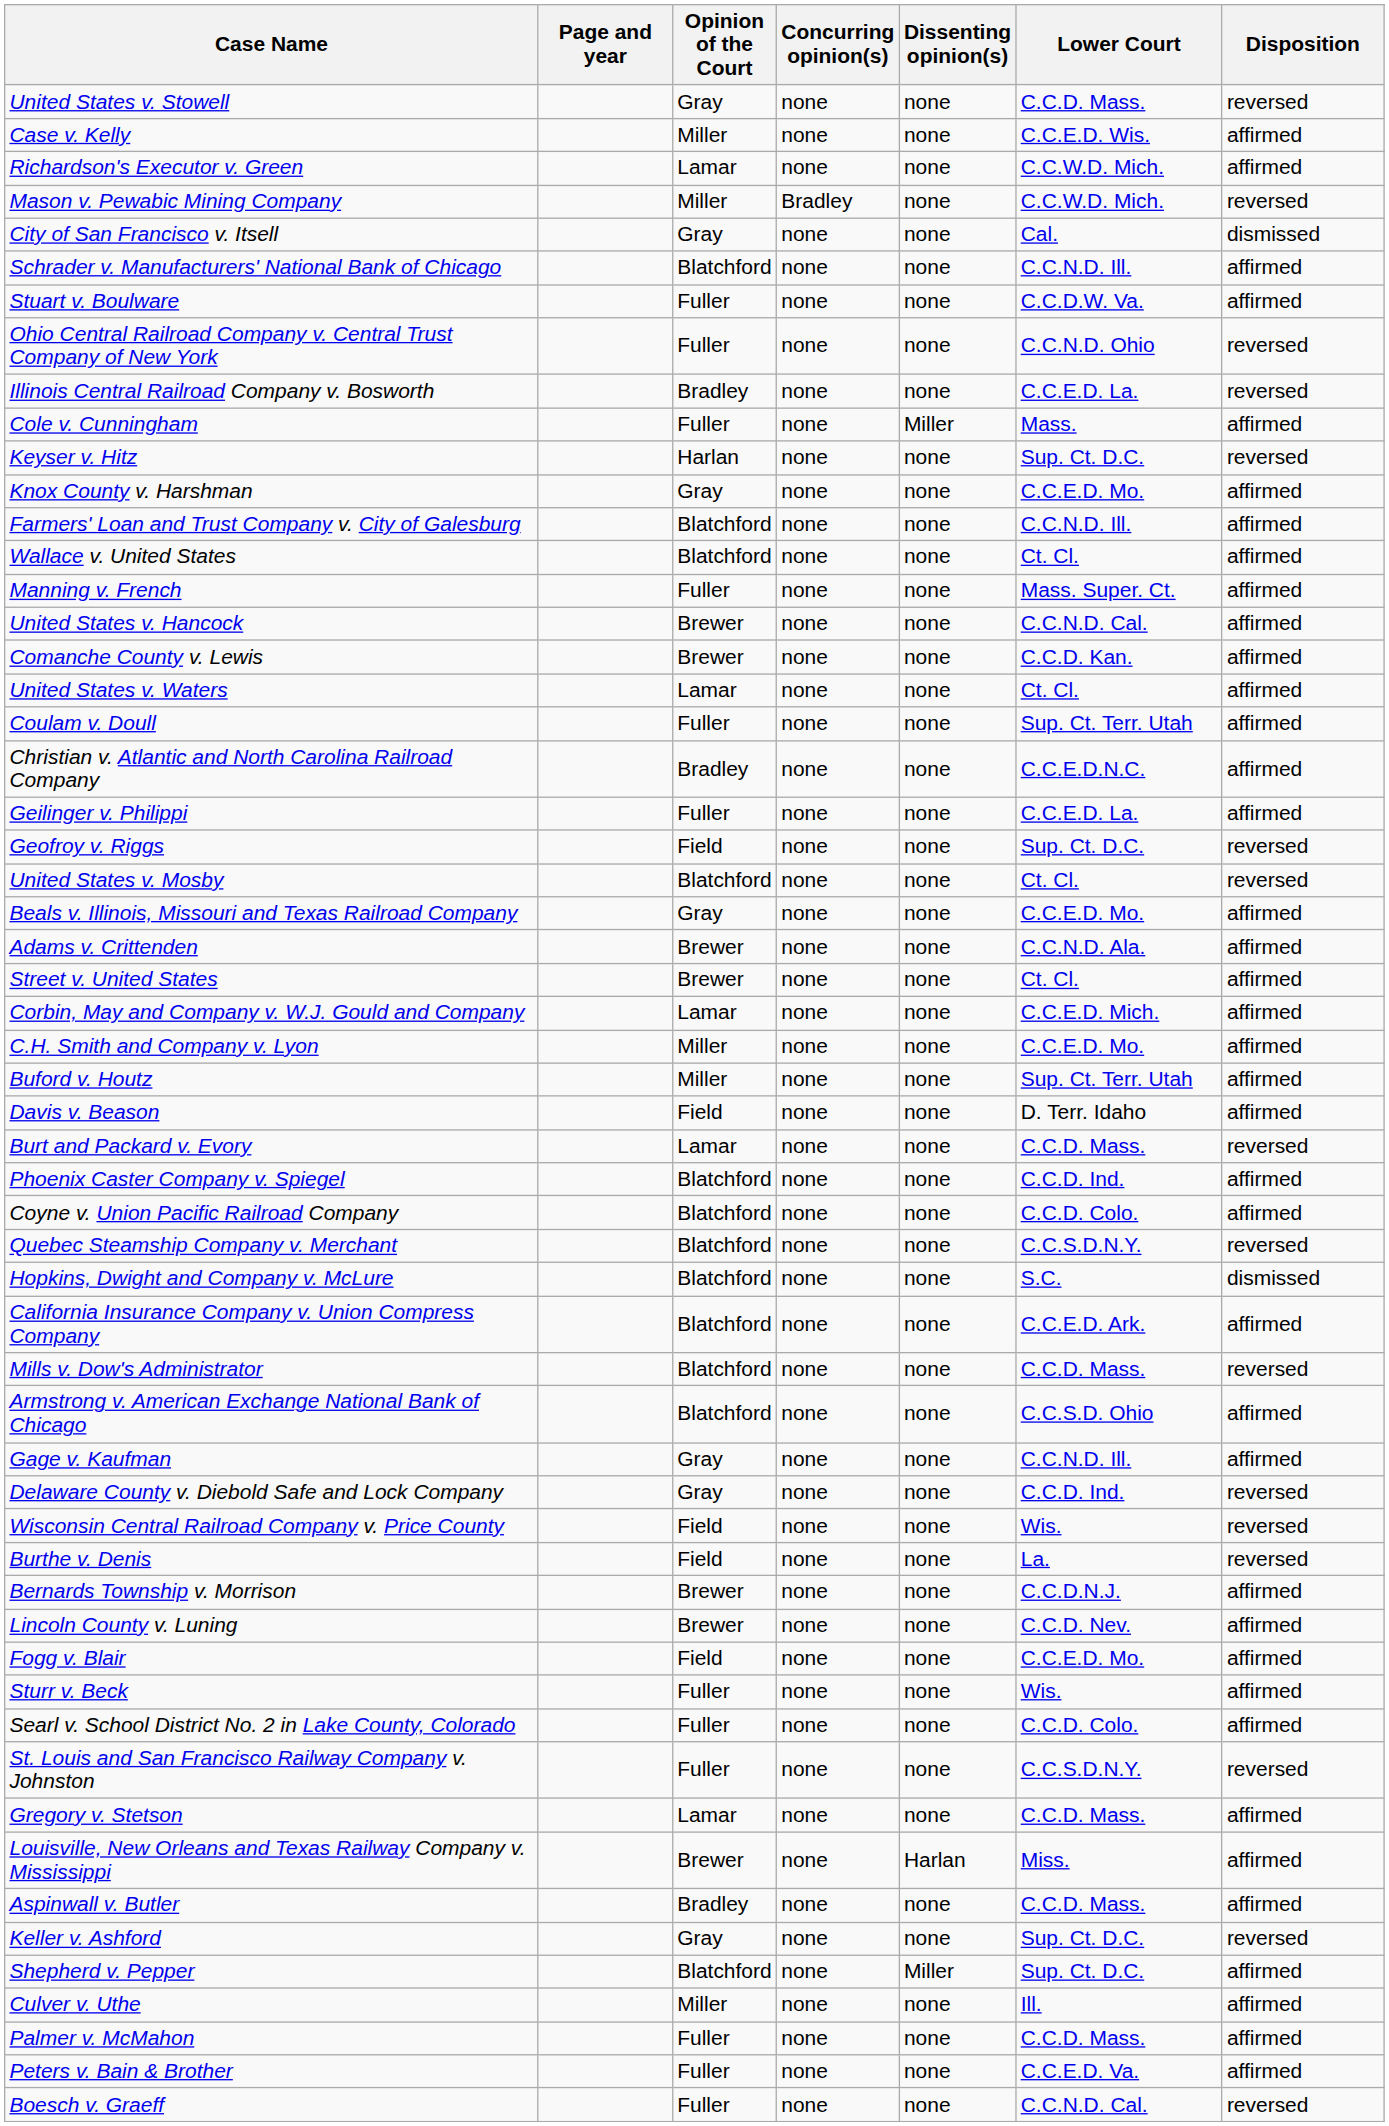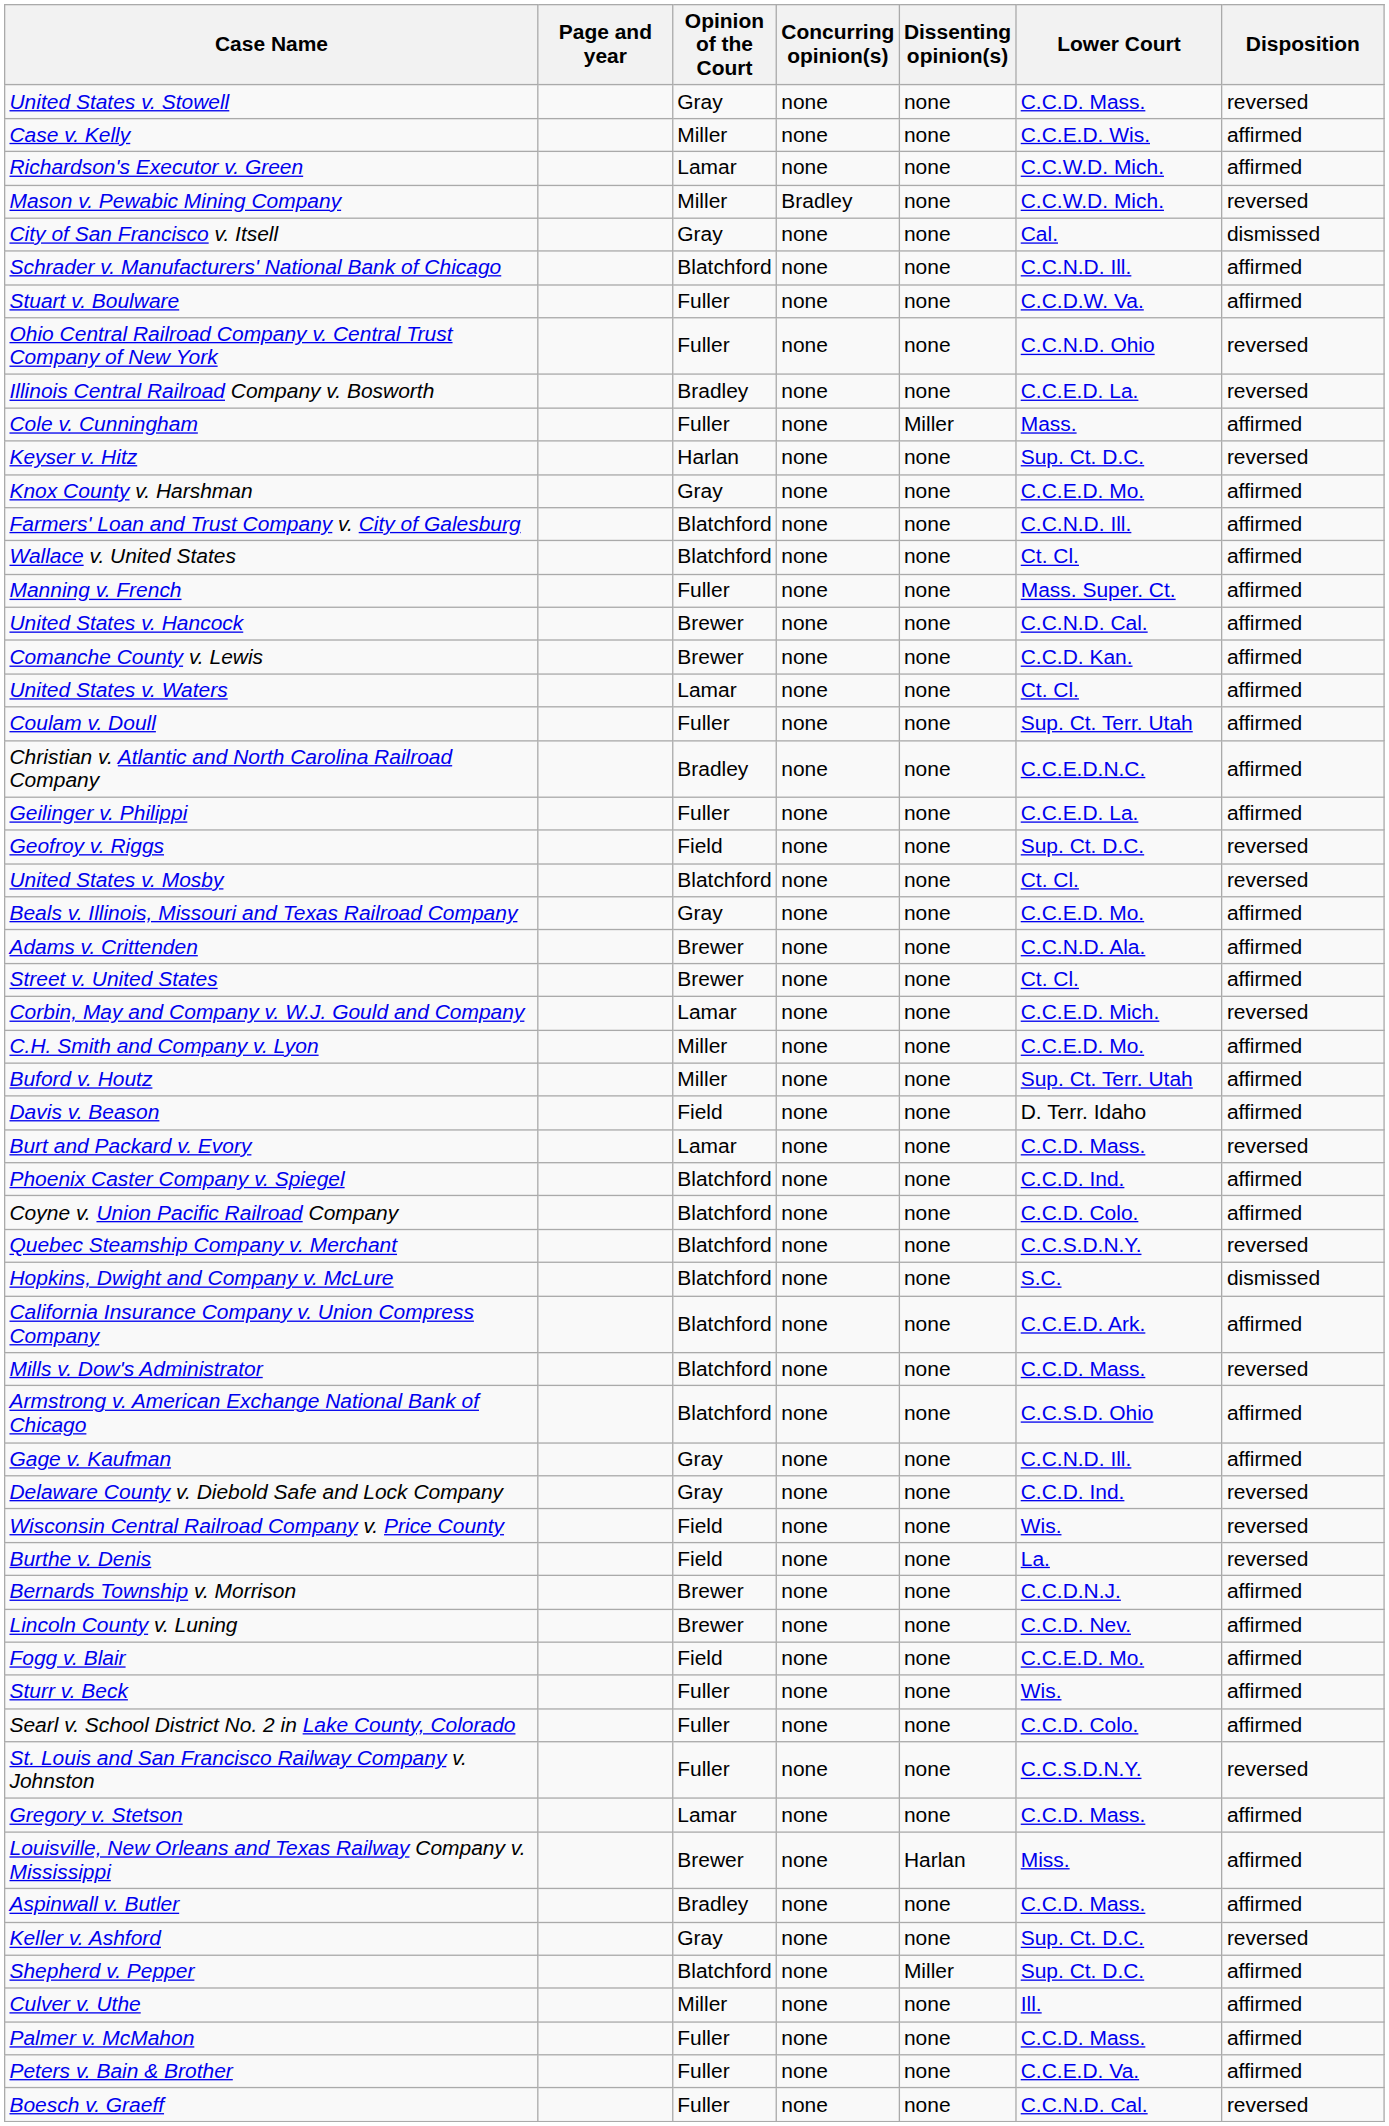(1265, 1012) affirmed -> (1268, 1012) reversed
